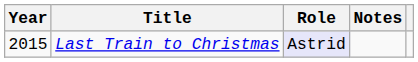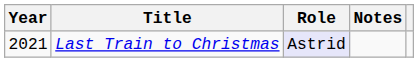(28, 44) 2015 -> (28, 44) 2021
